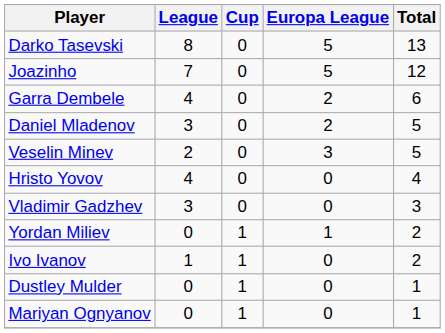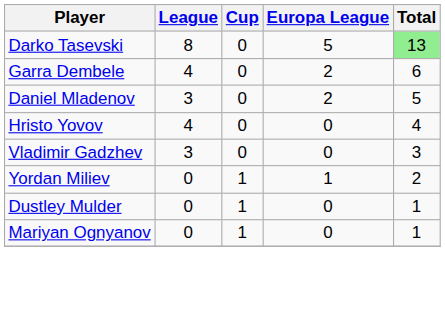(417, 44) no background -> (417, 44) lightgreen background
- row: (42, 71)
- row: (61, 152)
- row: (47, 260)
